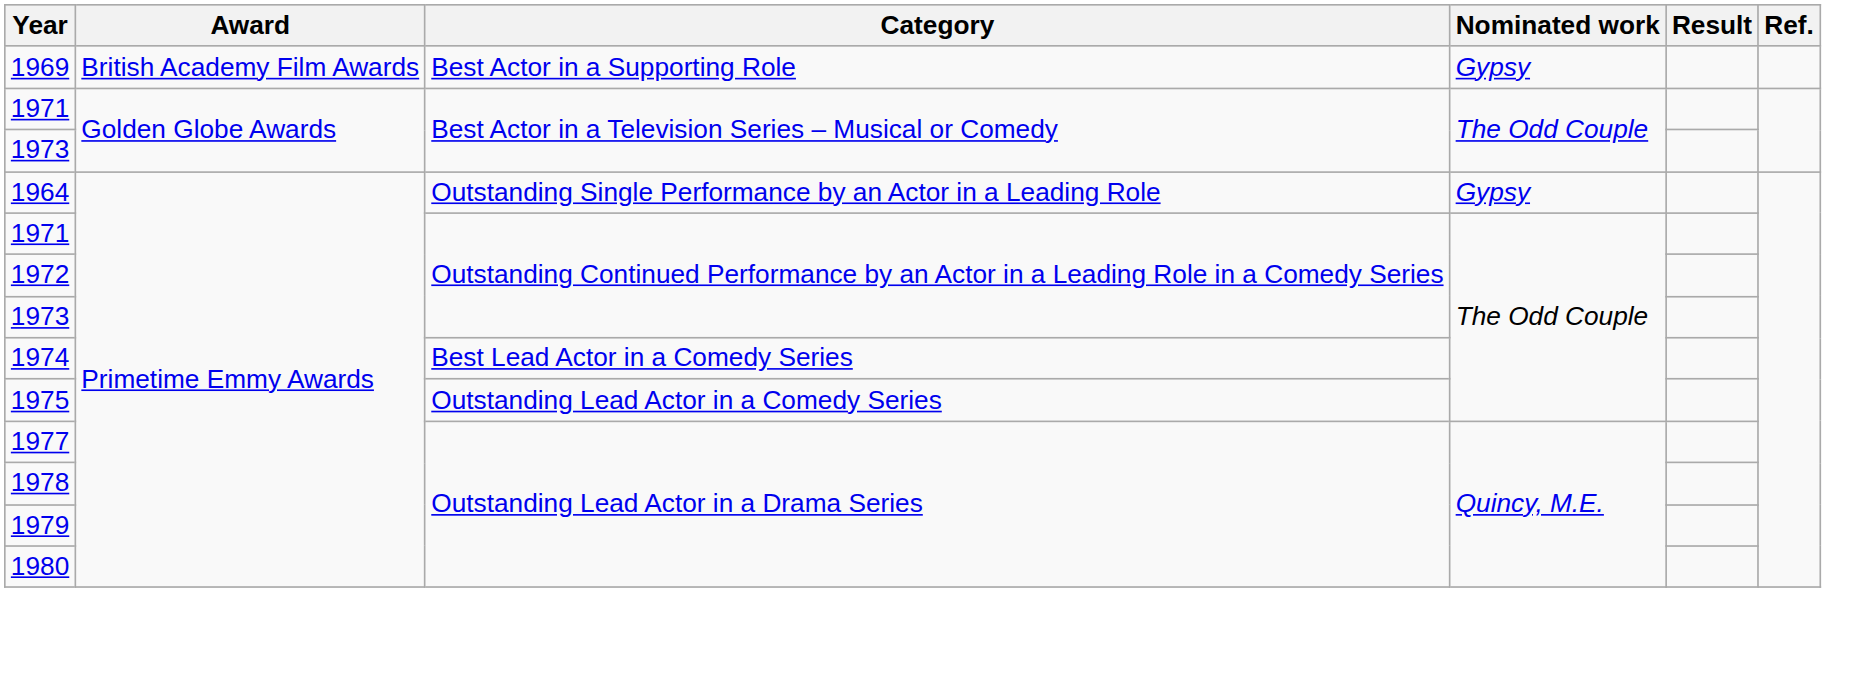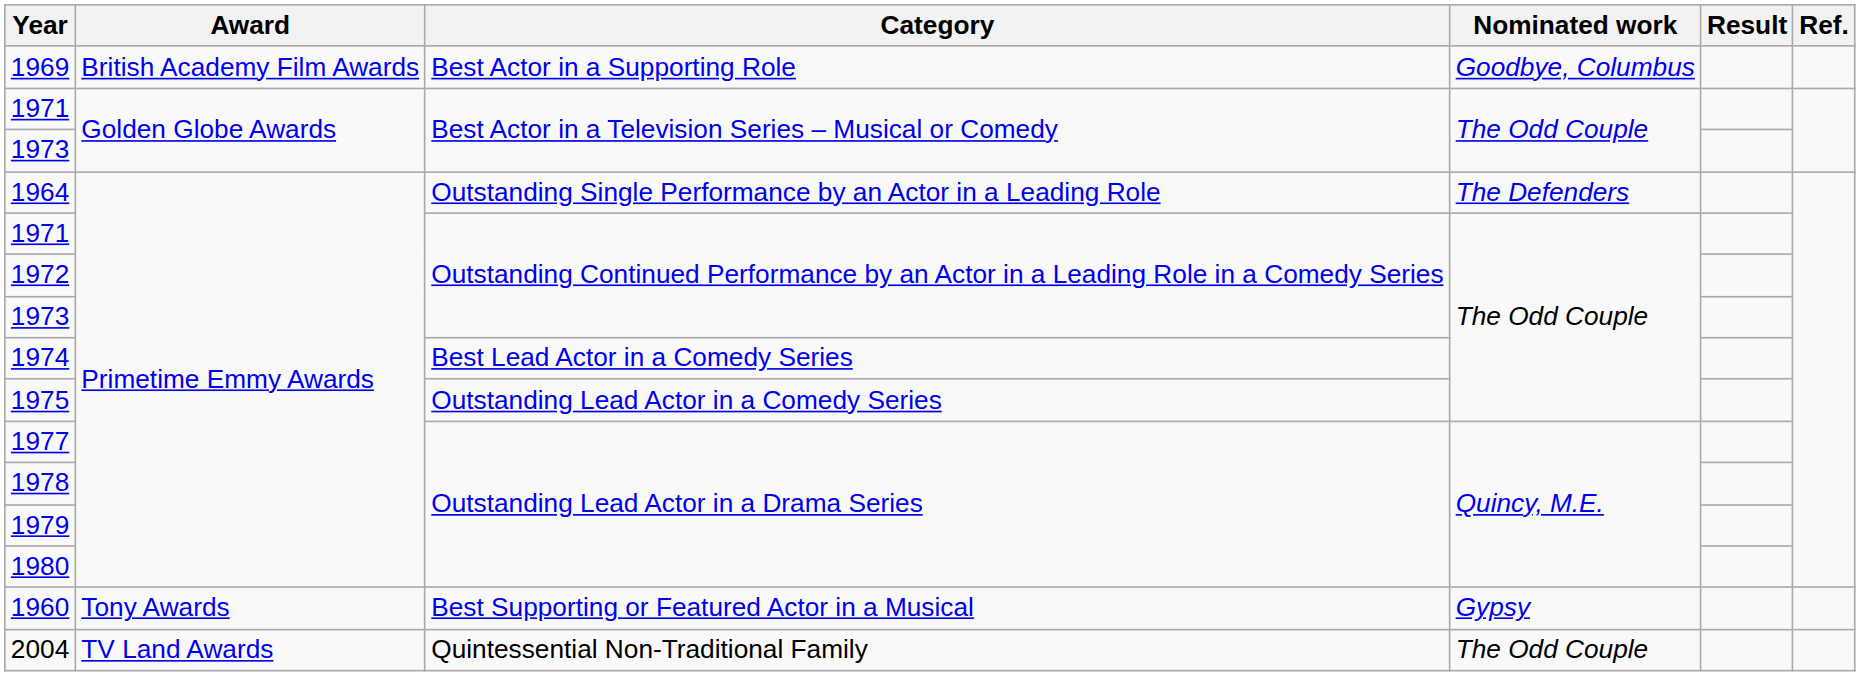(1493, 66) Gypsy -> (1575, 66) Goodbye, Columbus
(1493, 191) Gypsy -> (1542, 191) The Defenders
+ row: (40, 607)
+ row: (40, 649)
